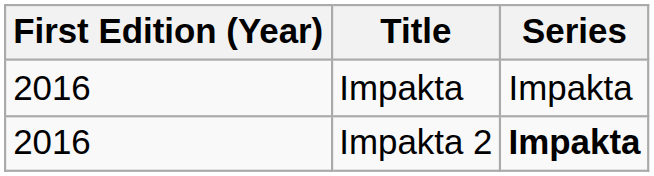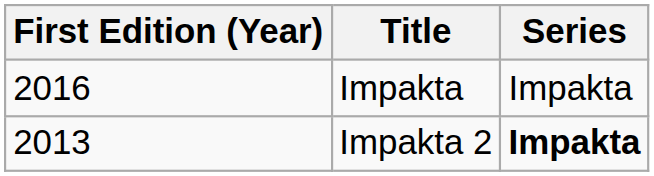(52, 142) 2016 -> (52, 142) 2013
